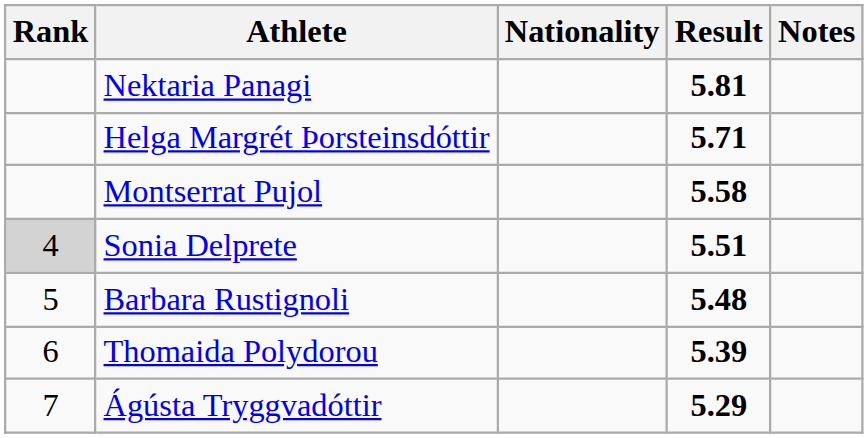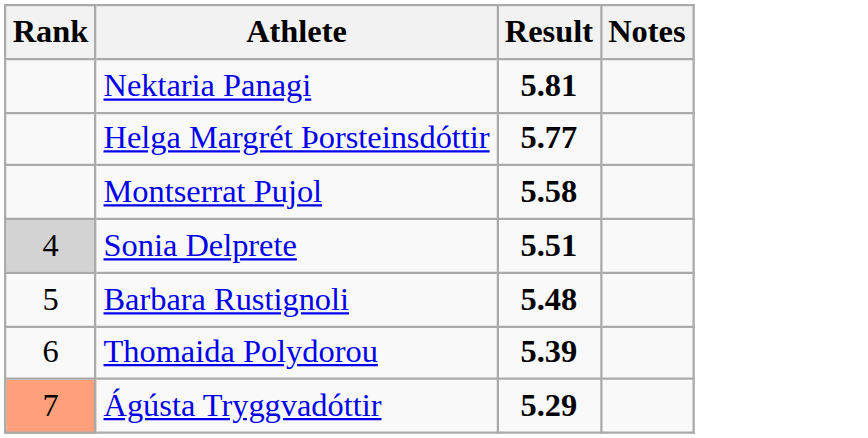- column: (582, 31)
(719, 138) 5.71 -> (549, 138) 5.77
(51, 405) no background -> (51, 405) lightsalmon background
